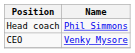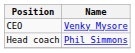rows swapped: (14, 40) <-> (33, 26)
